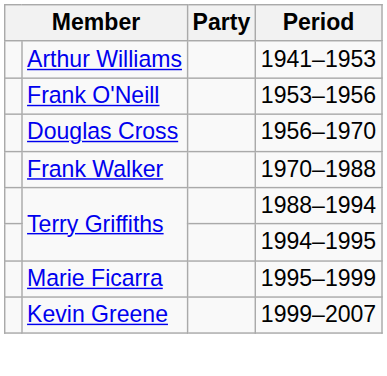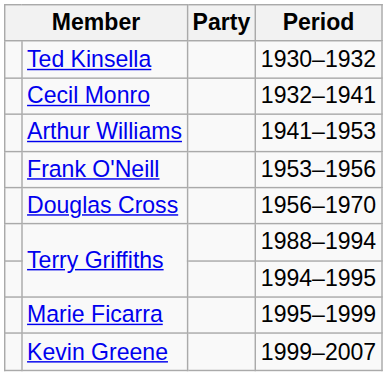+ row: (89, 59)
+ row: (89, 95)
- row: (95, 168)
